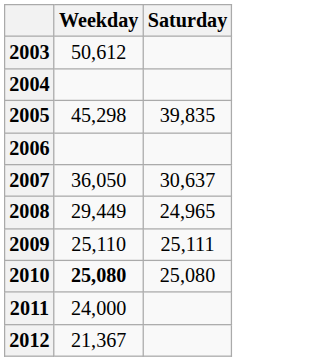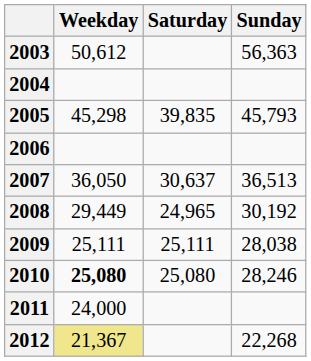+ column: (269, 20)
(99, 244) 25,110 -> (99, 244) 25,111
(99, 340) no background -> (99, 340) khaki background
